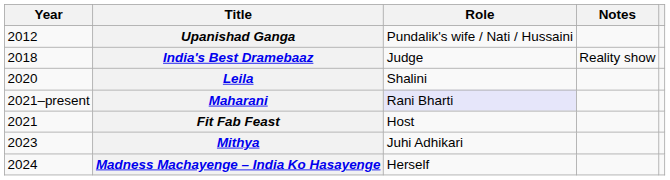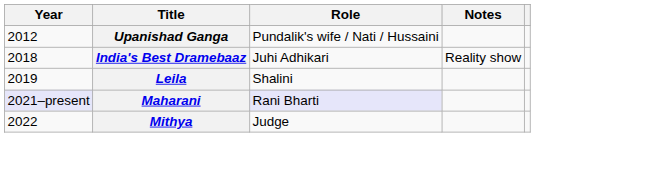(405, 57) Judge -> (291, 57) Juhi Adhikari
(22, 79) 2020 -> (22, 79) 2019
(49, 100) no background -> (49, 100) lavender background
- row: (238, 121)
(22, 143) 2023 -> (22, 121) 2022
(425, 143) Juhi Adhikari -> (271, 121) Judge
- row: (238, 164)
